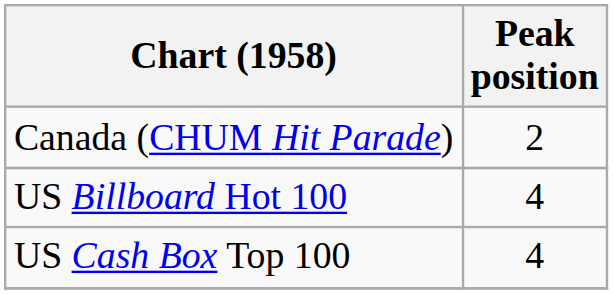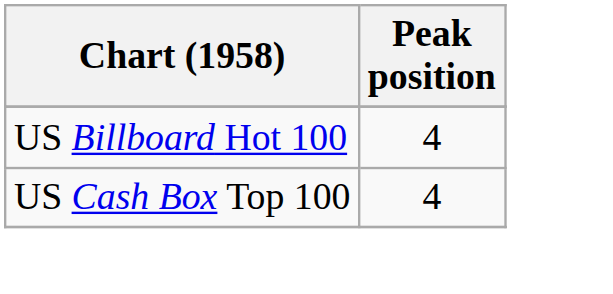- row: (234, 136)
